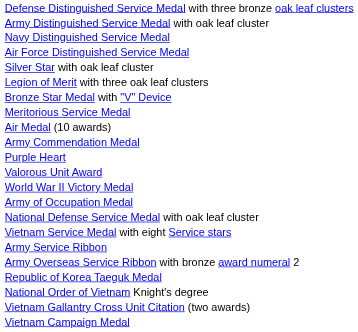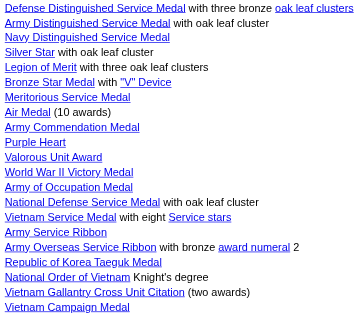- row: (97, 53)
